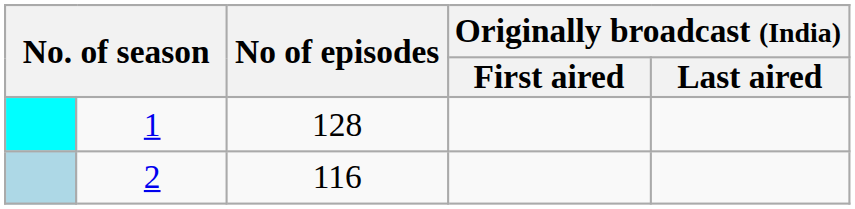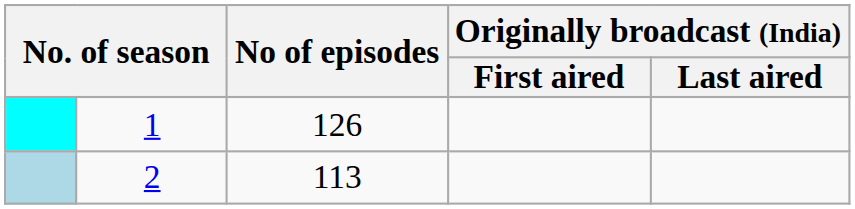(337, 123) 128 -> (337, 123) 126
(337, 176) 116 -> (337, 176) 113
